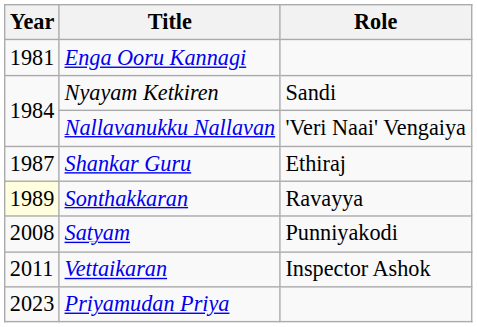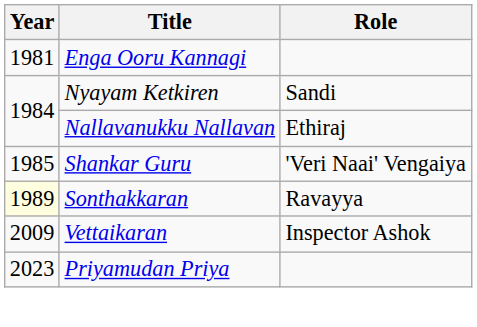(376, 127) 'Veri Naai' Vengaiya -> (316, 127) Ethiraj
(32, 163) 1987 -> (32, 163) 1985
(316, 163) Ethiraj -> (376, 163) 'Veri Naai' Vengaiya
- row: (97, 233)
(32, 269) 2011 -> (32, 233) 2009
